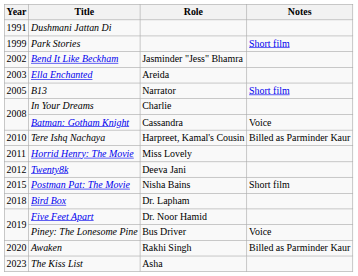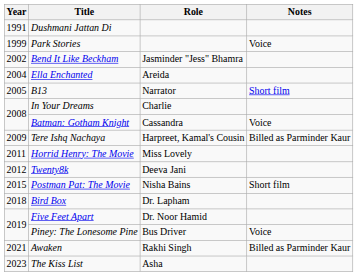(269, 43) Short film -> (260, 43) Voice
(17, 75) 2003 -> (17, 75) 2004
(17, 138) 2010 -> (17, 138) 2009
(17, 248) 2020 -> (17, 248) 2021
